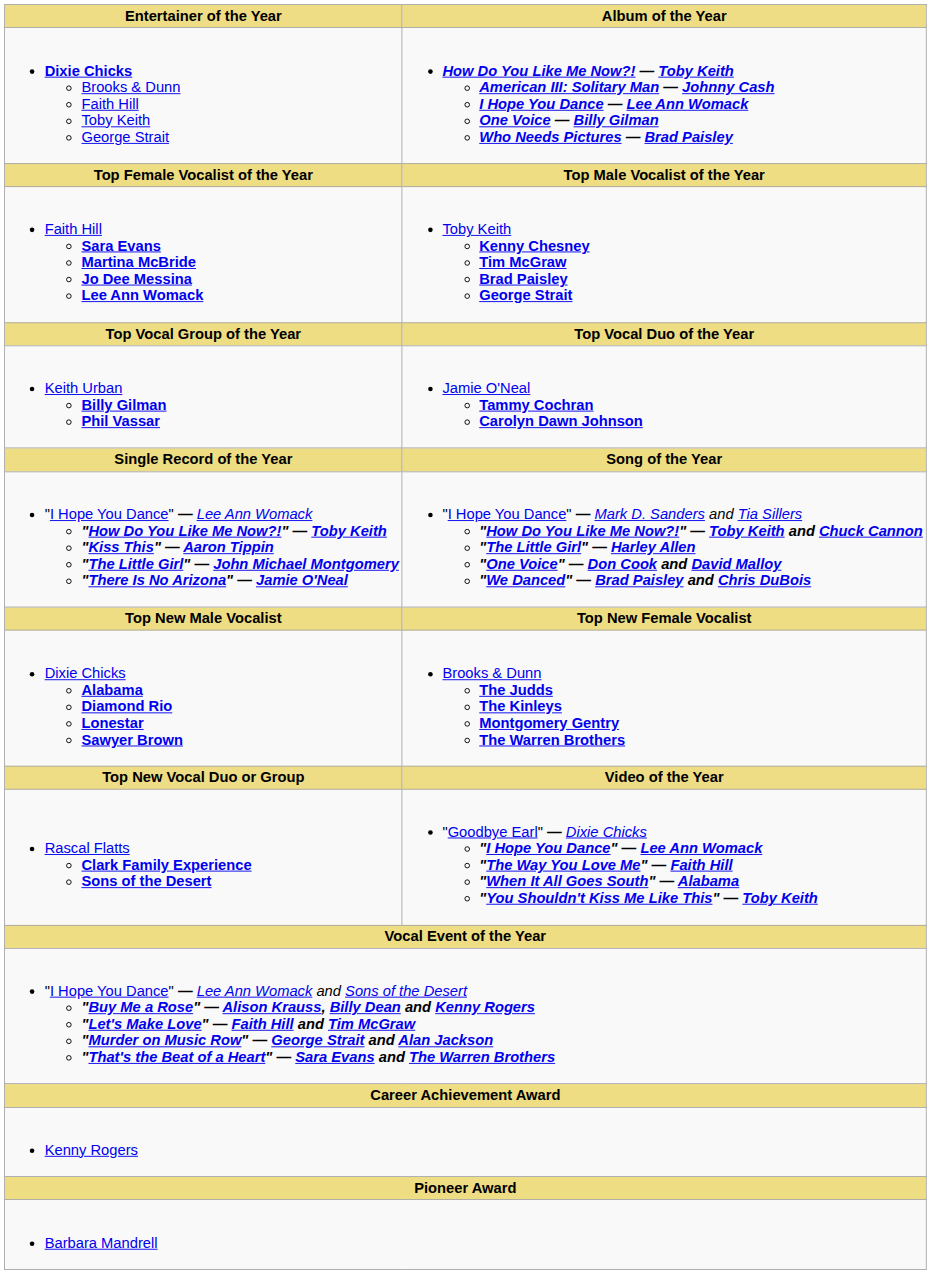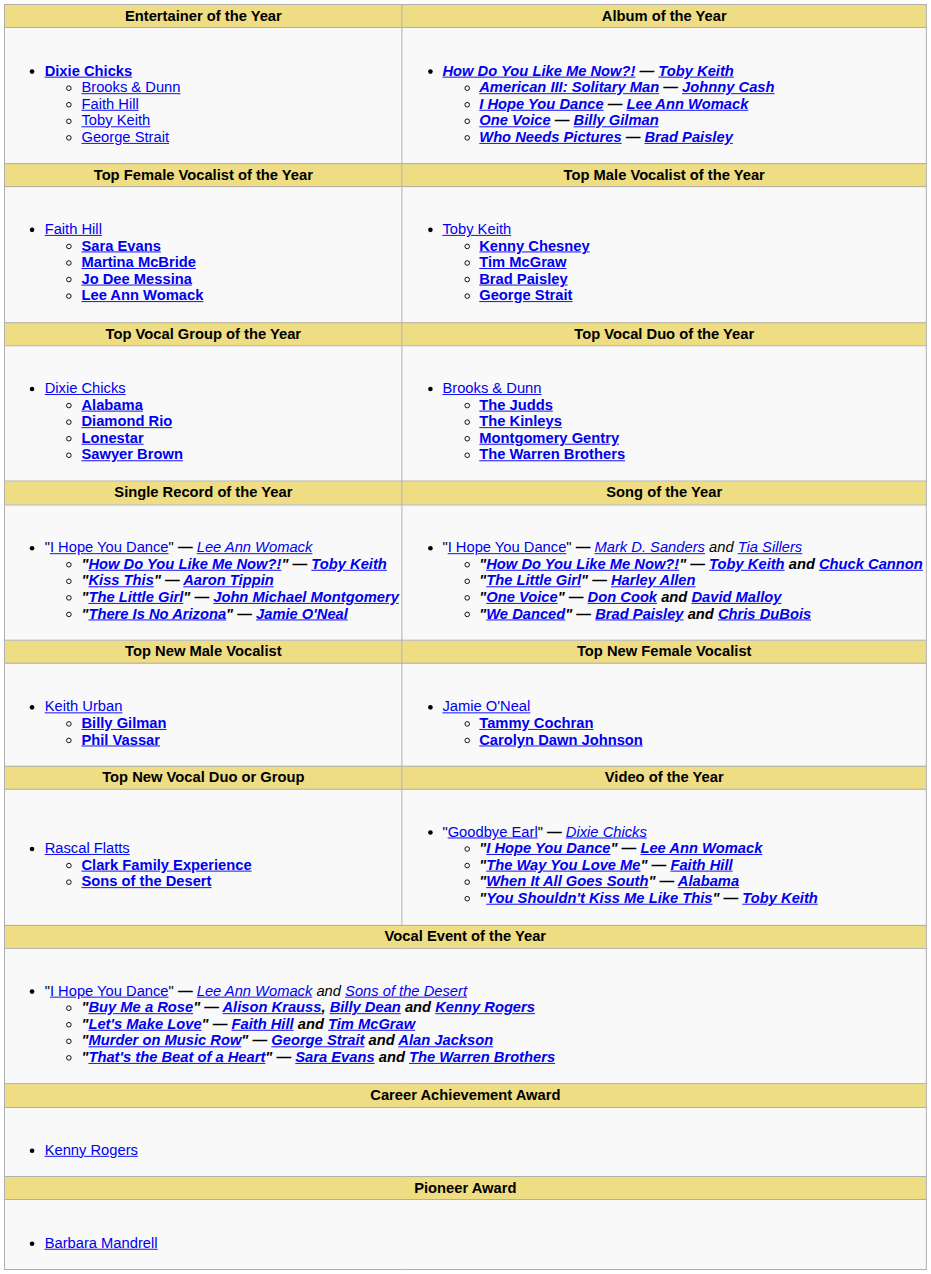rows swapped: (203, 706) <-> (203, 405)
